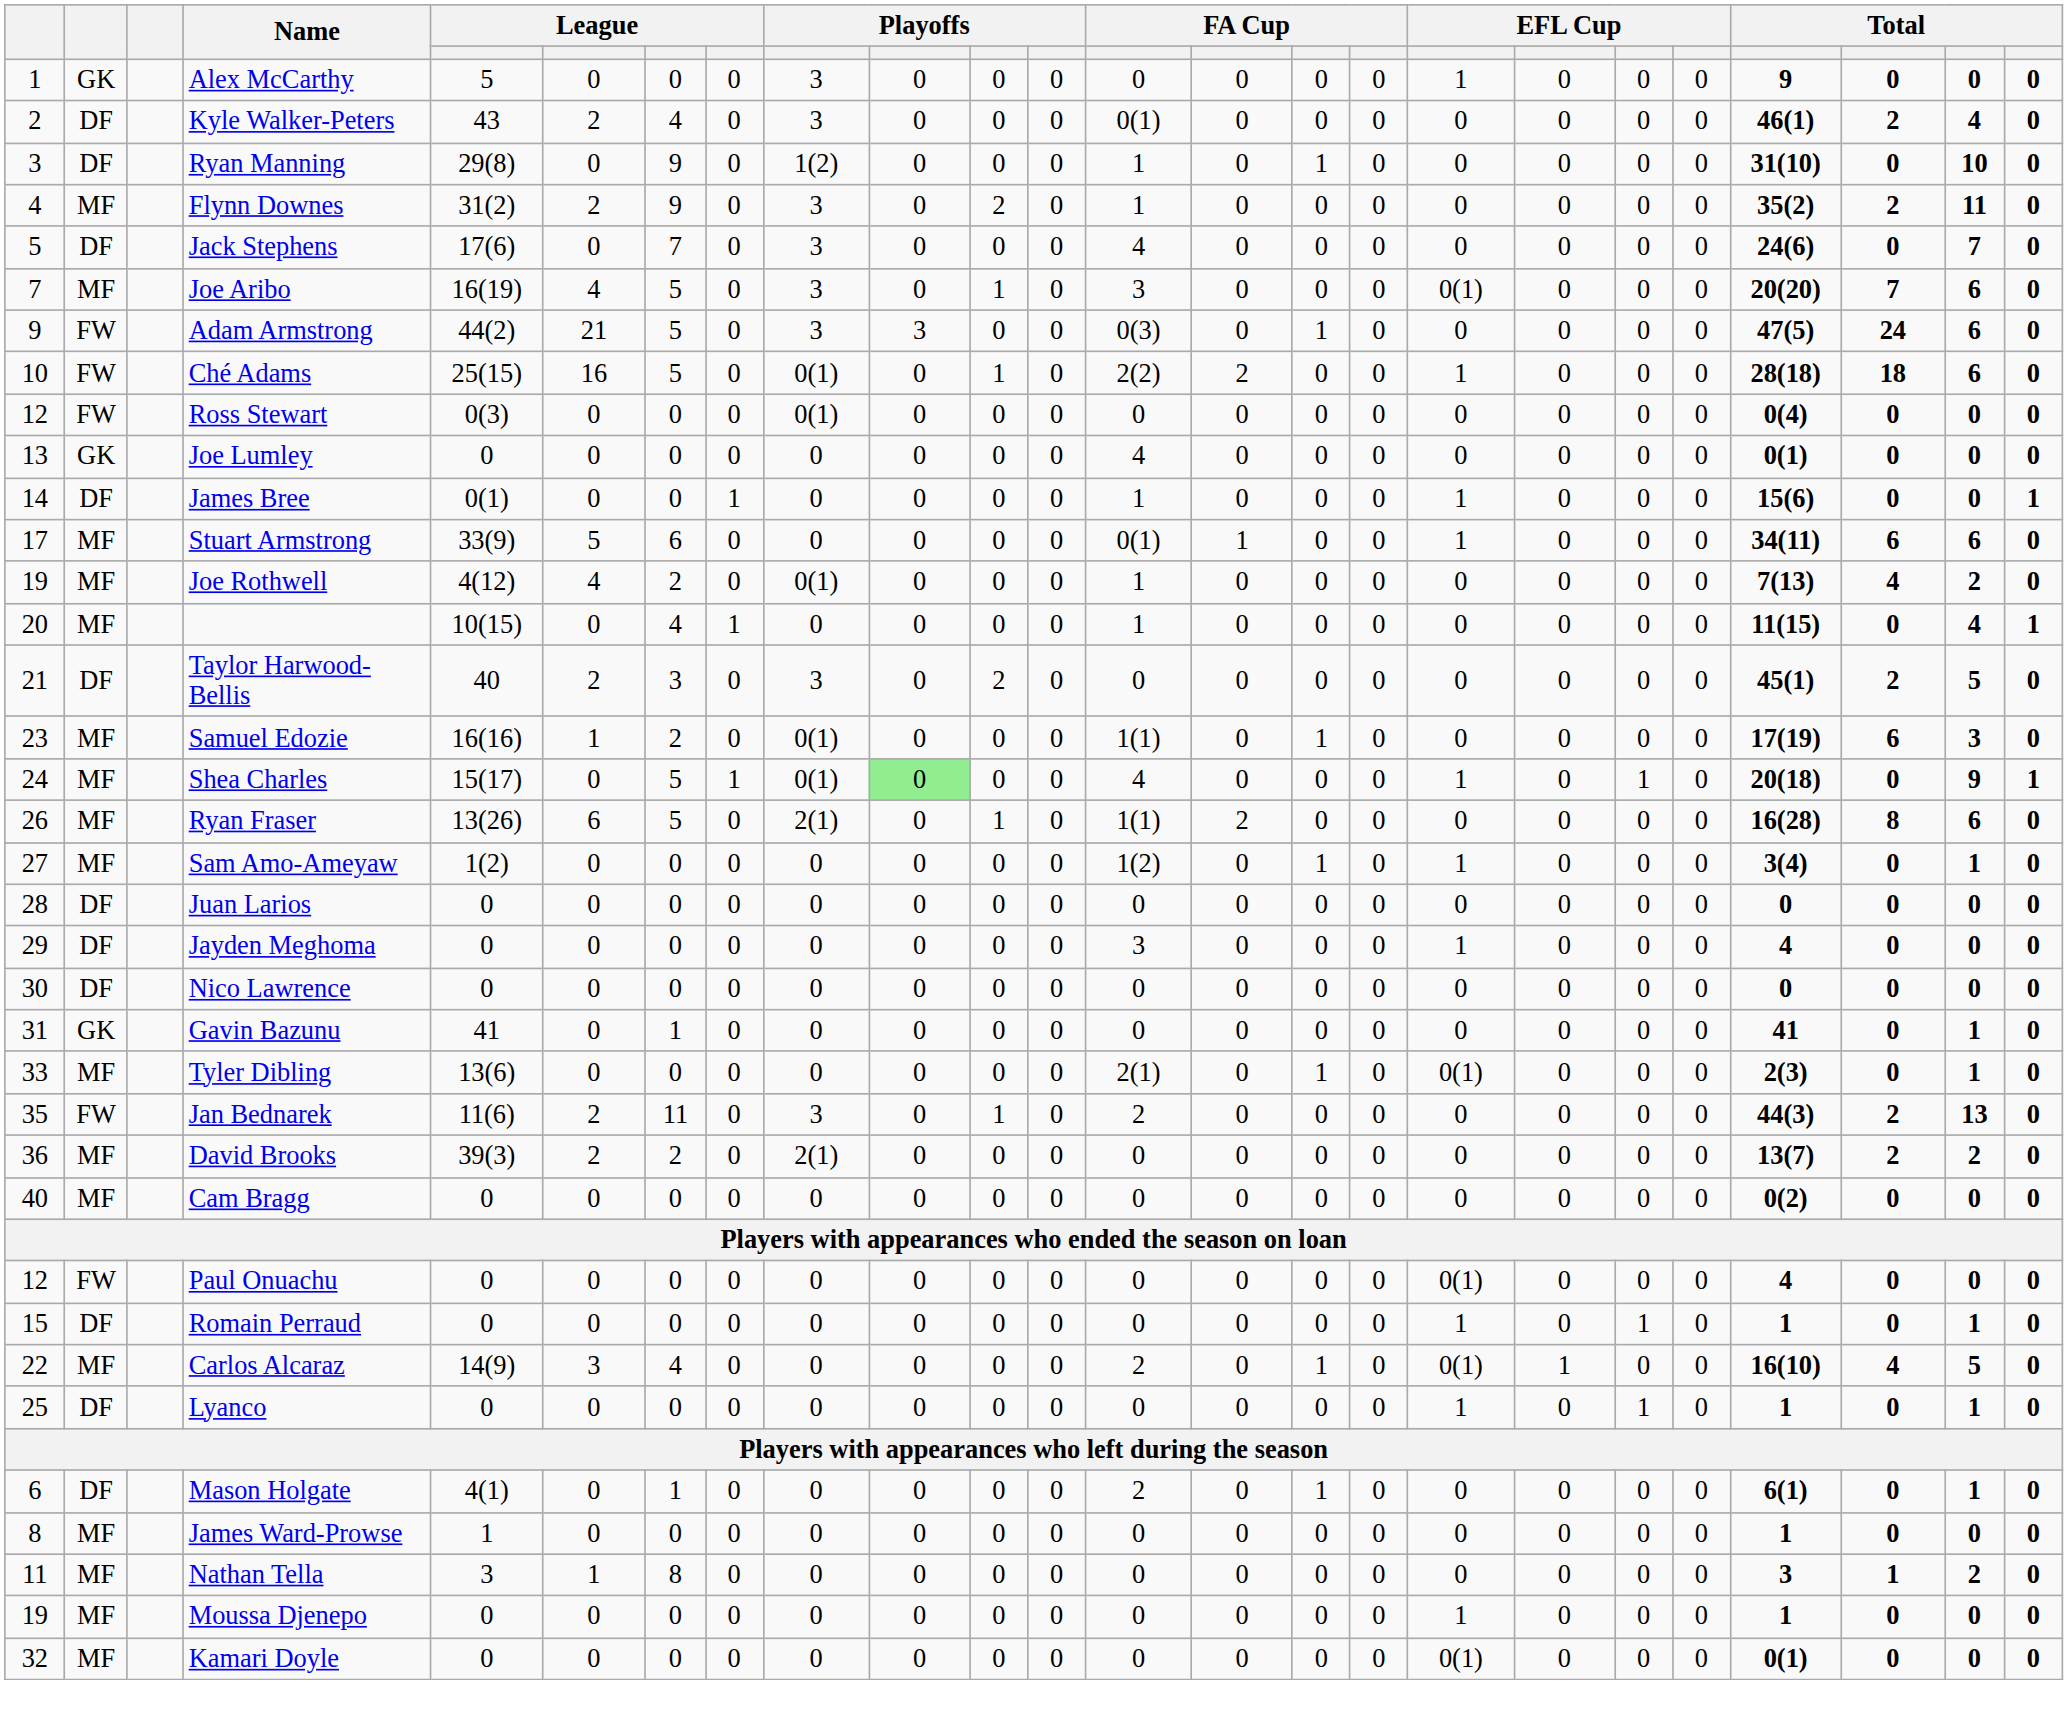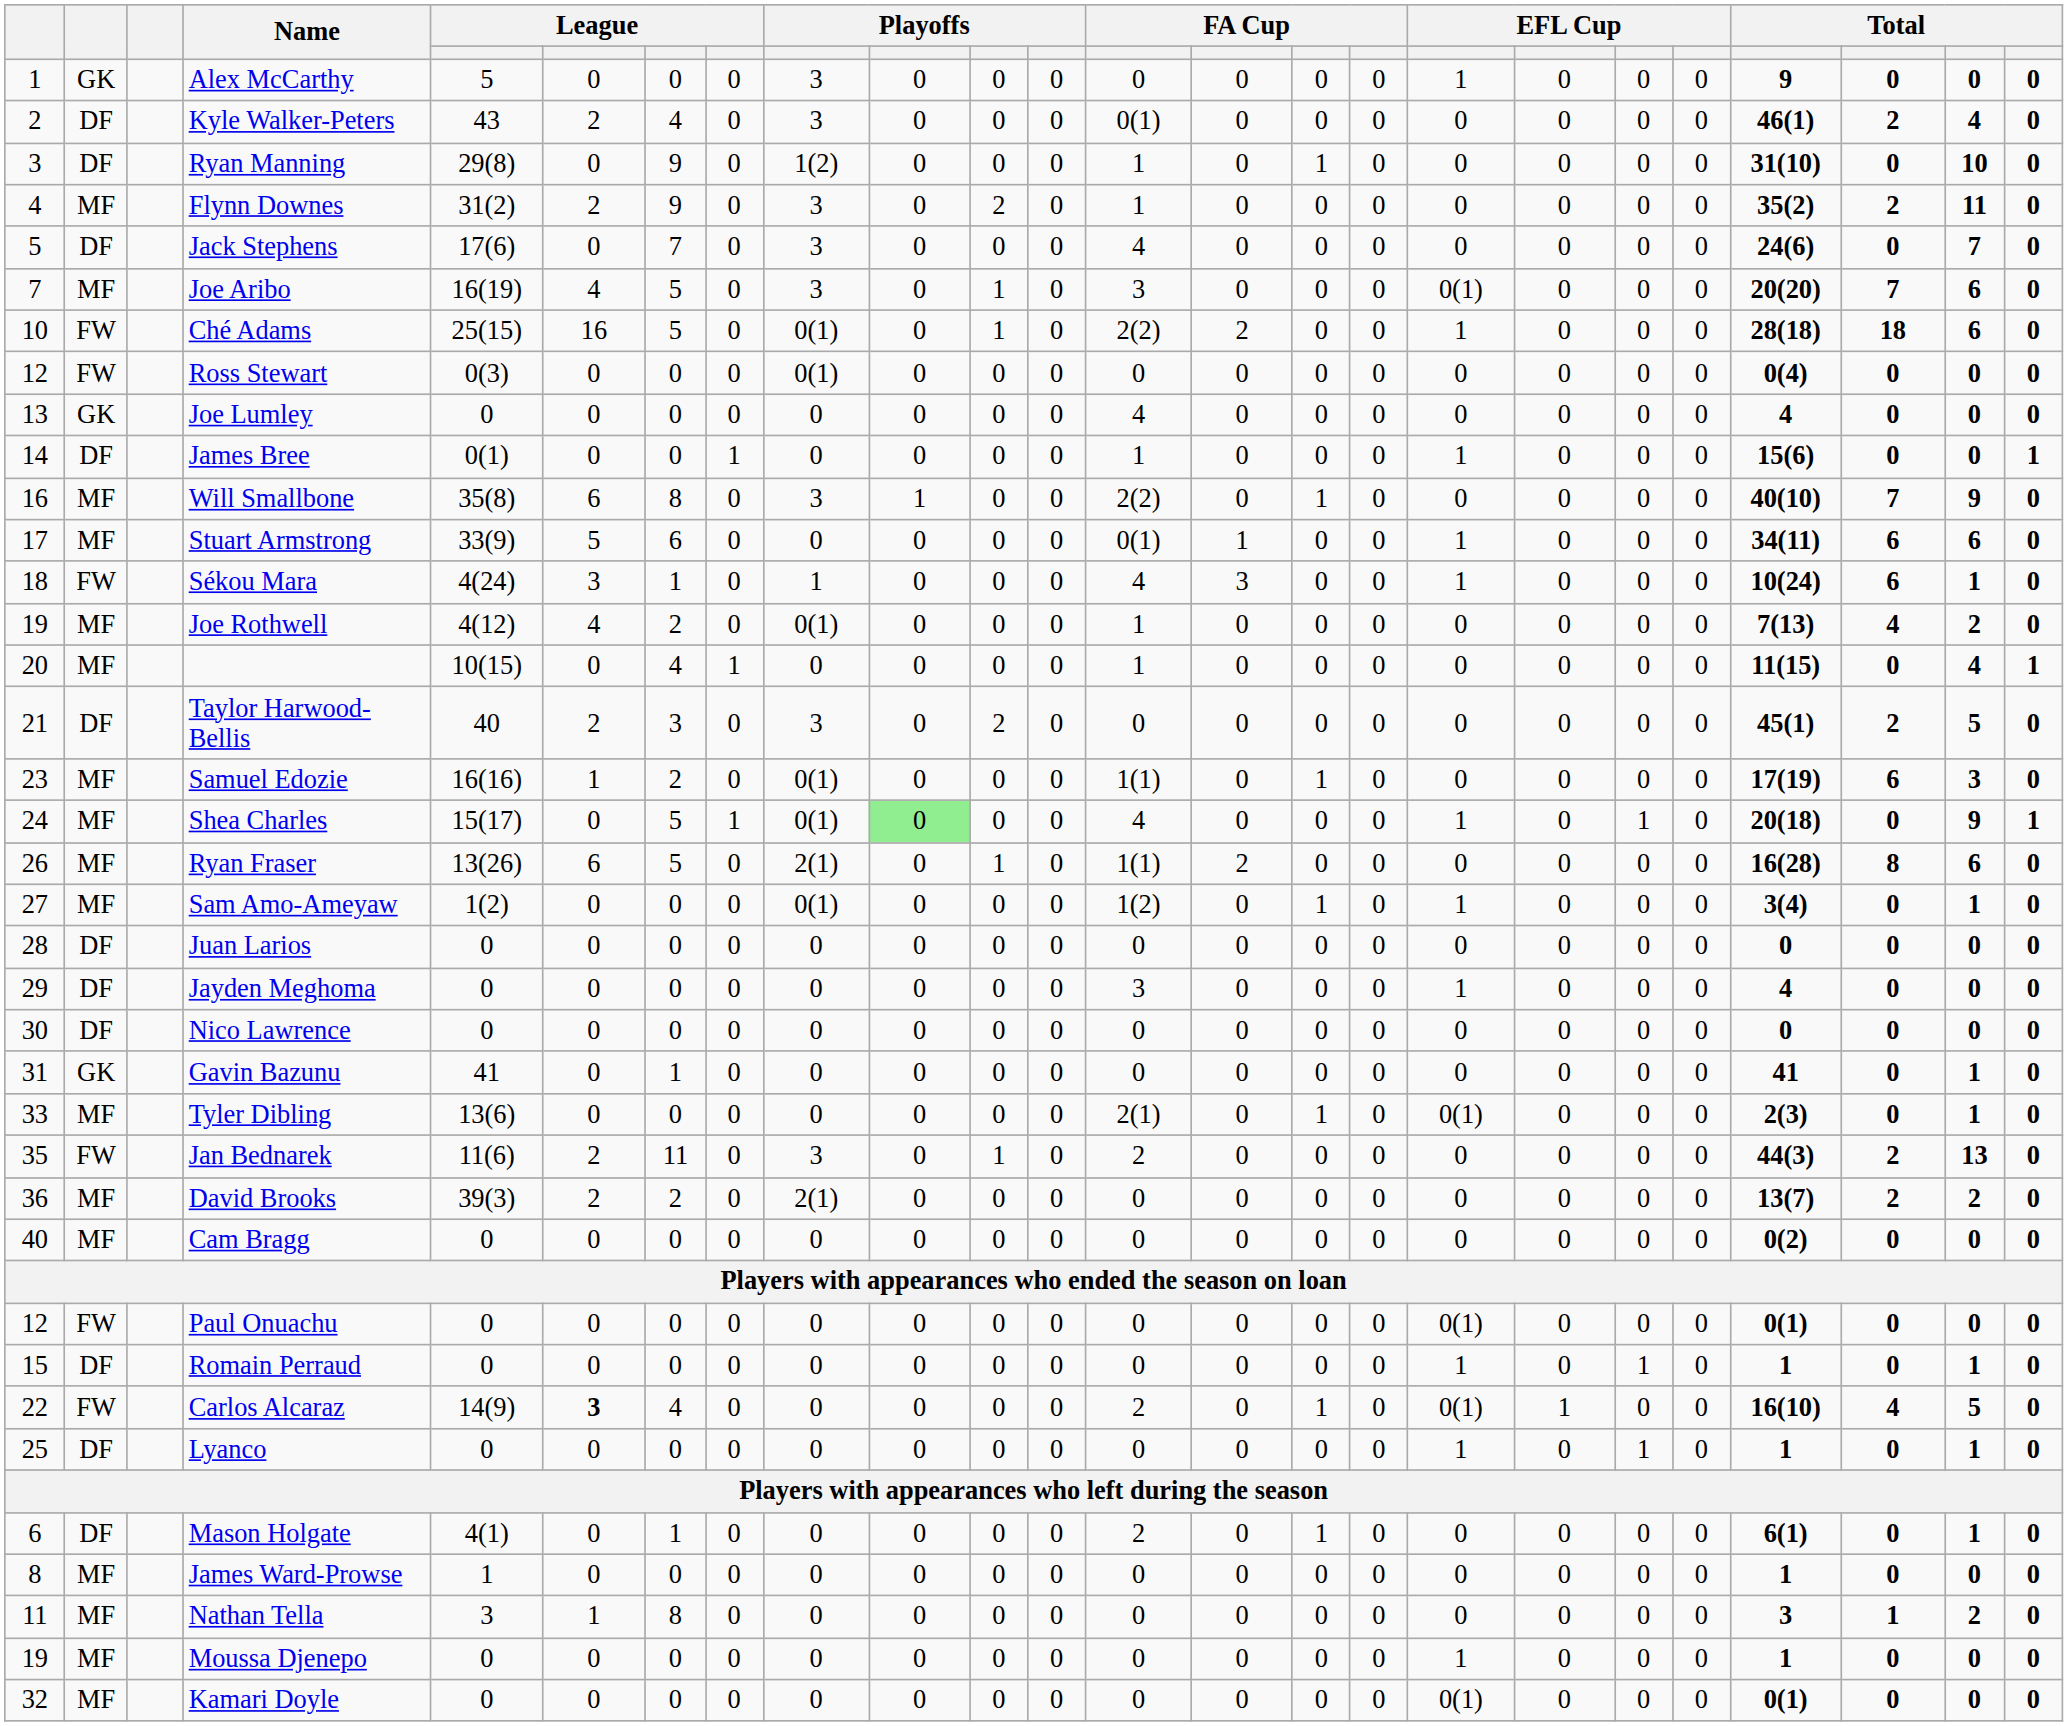- row: (281, 330)
(1786, 456) 0(1) -> (1786, 414) 4
+ row: (271, 498)
+ row: (253, 581)
(816, 862) 0 -> (816, 904) 0(1)
(1786, 1281) 4 -> (1786, 1323) 0(1)
(96, 1365) MF -> (96, 1407) FW
(594, 1365) normal -> (594, 1407) bold
